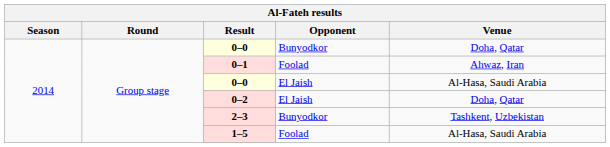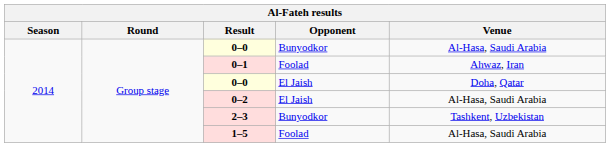(497, 47) Doha, Qatar -> (497, 47) Al-Hasa, Saudi Arabia
(497, 82) Al-Hasa, Saudi Arabia -> (497, 82) Doha, Qatar
(497, 99) Doha, Qatar -> (497, 99) Al-Hasa, Saudi Arabia
